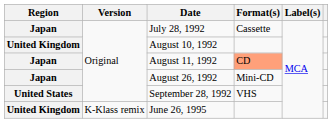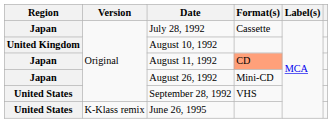(43, 110) United Kingdom -> (43, 110) United States
